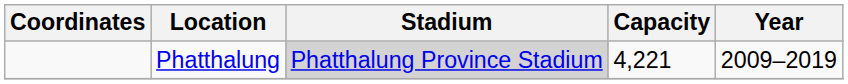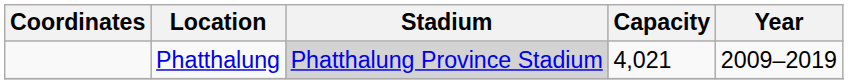(642, 59) 4,221 -> (642, 59) 4,021
